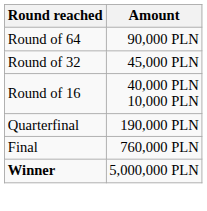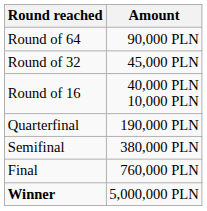+ row: (36, 147)
